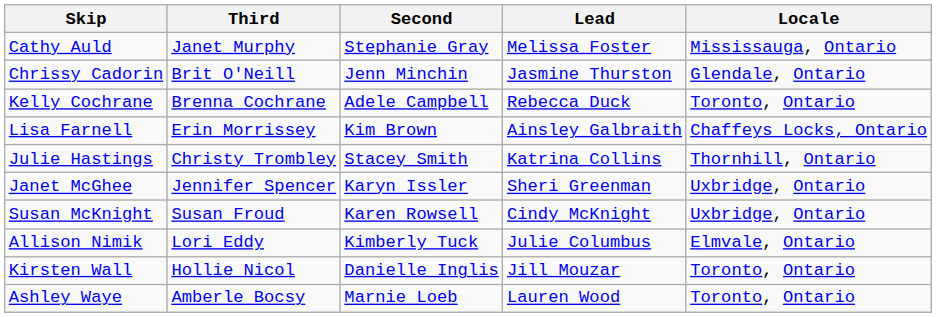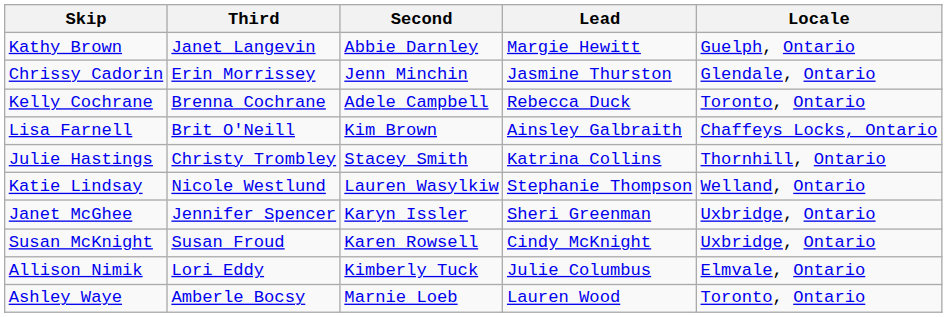- row: (60, 47)
+ row: (65, 47)
(233, 75) Brit O'Neill -> (243, 75) Erin Morrissey
(243, 131) Erin Morrissey -> (233, 131) Brit O'Neill
+ row: (76, 186)
- row: (71, 270)
